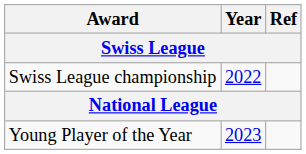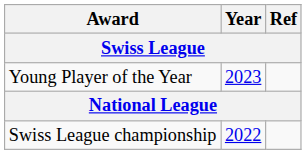rows swapped: (113, 76) <-> (100, 134)
